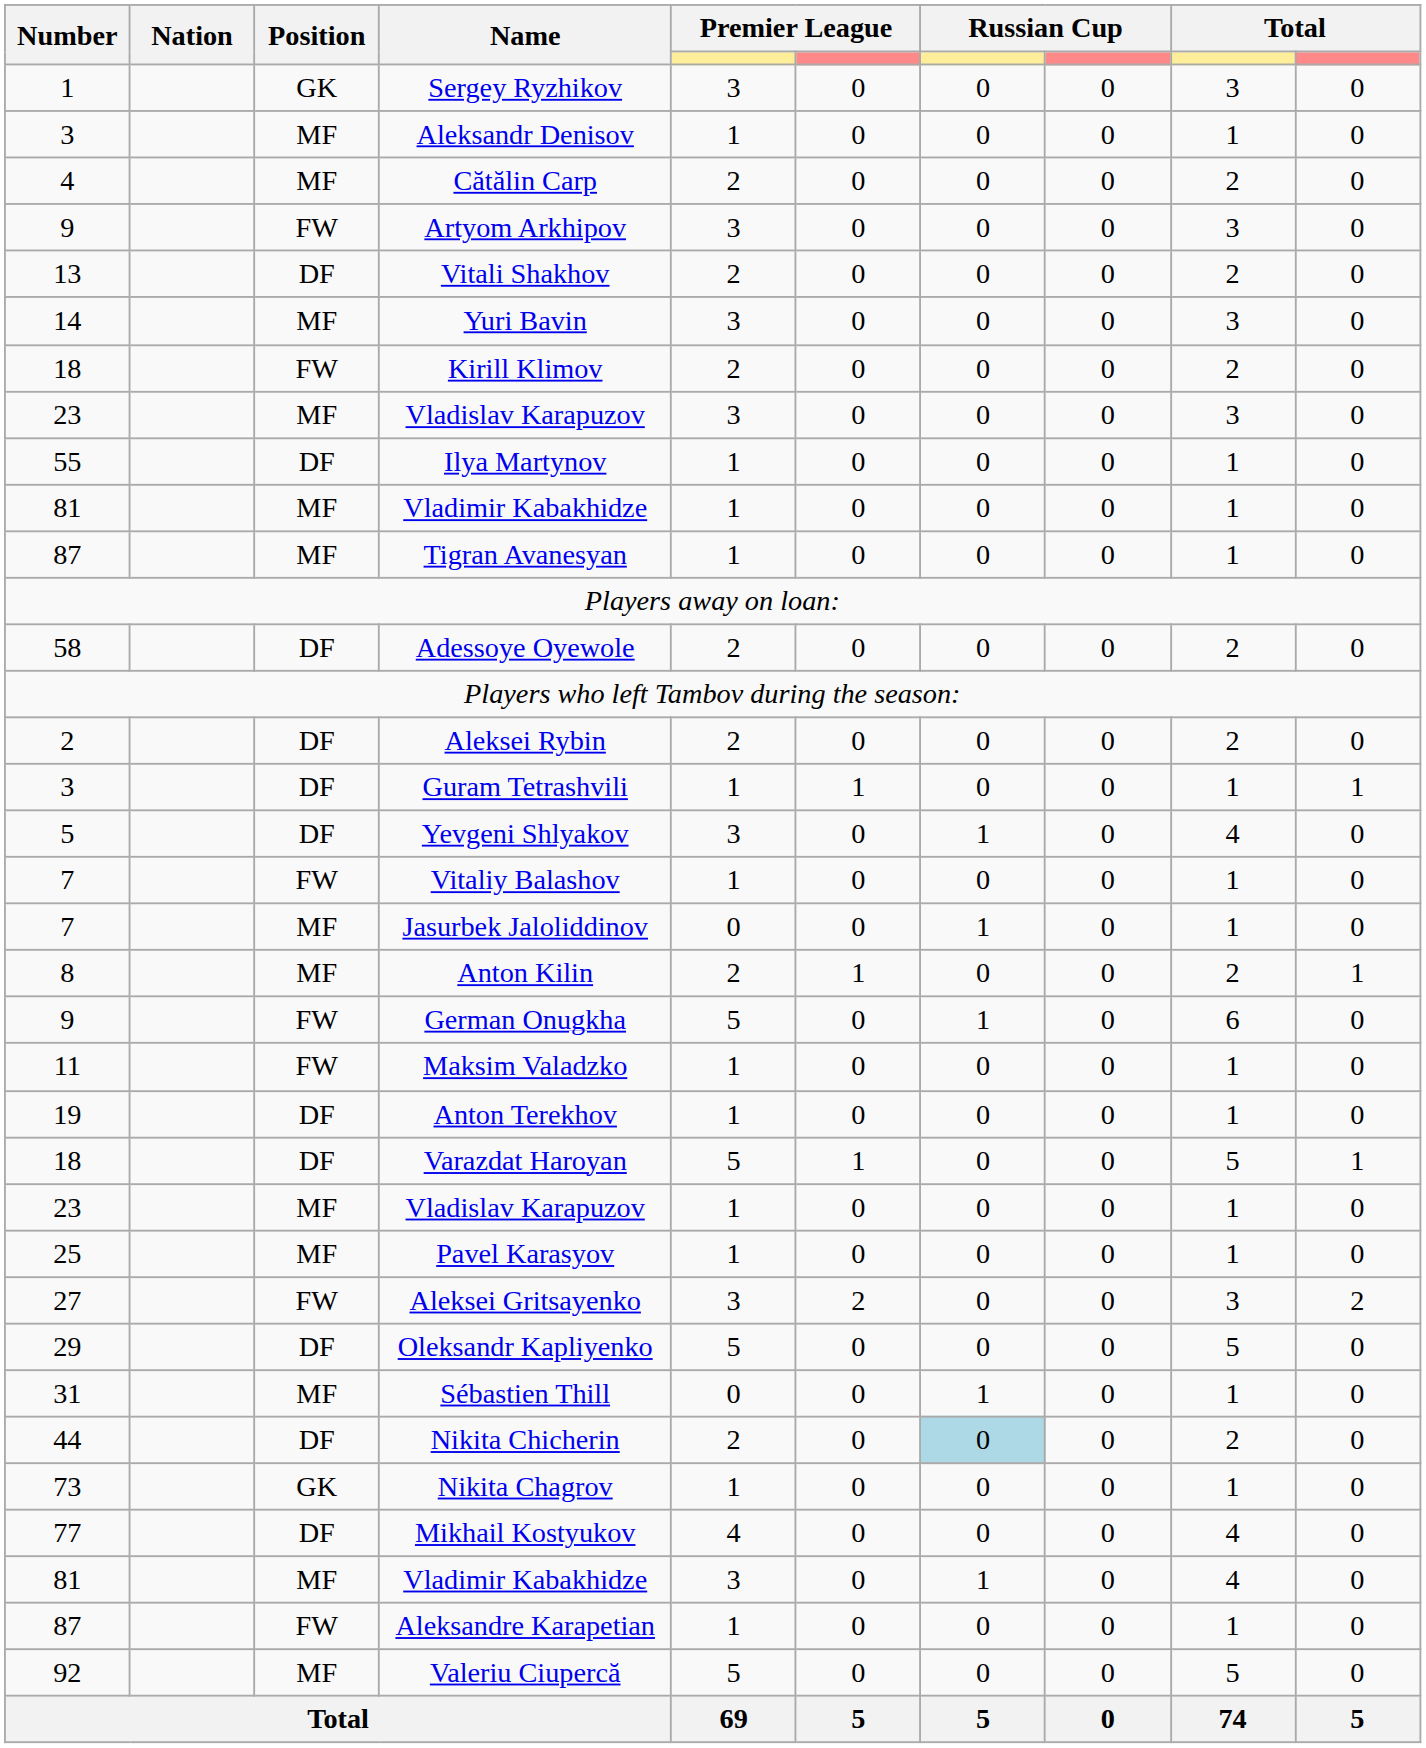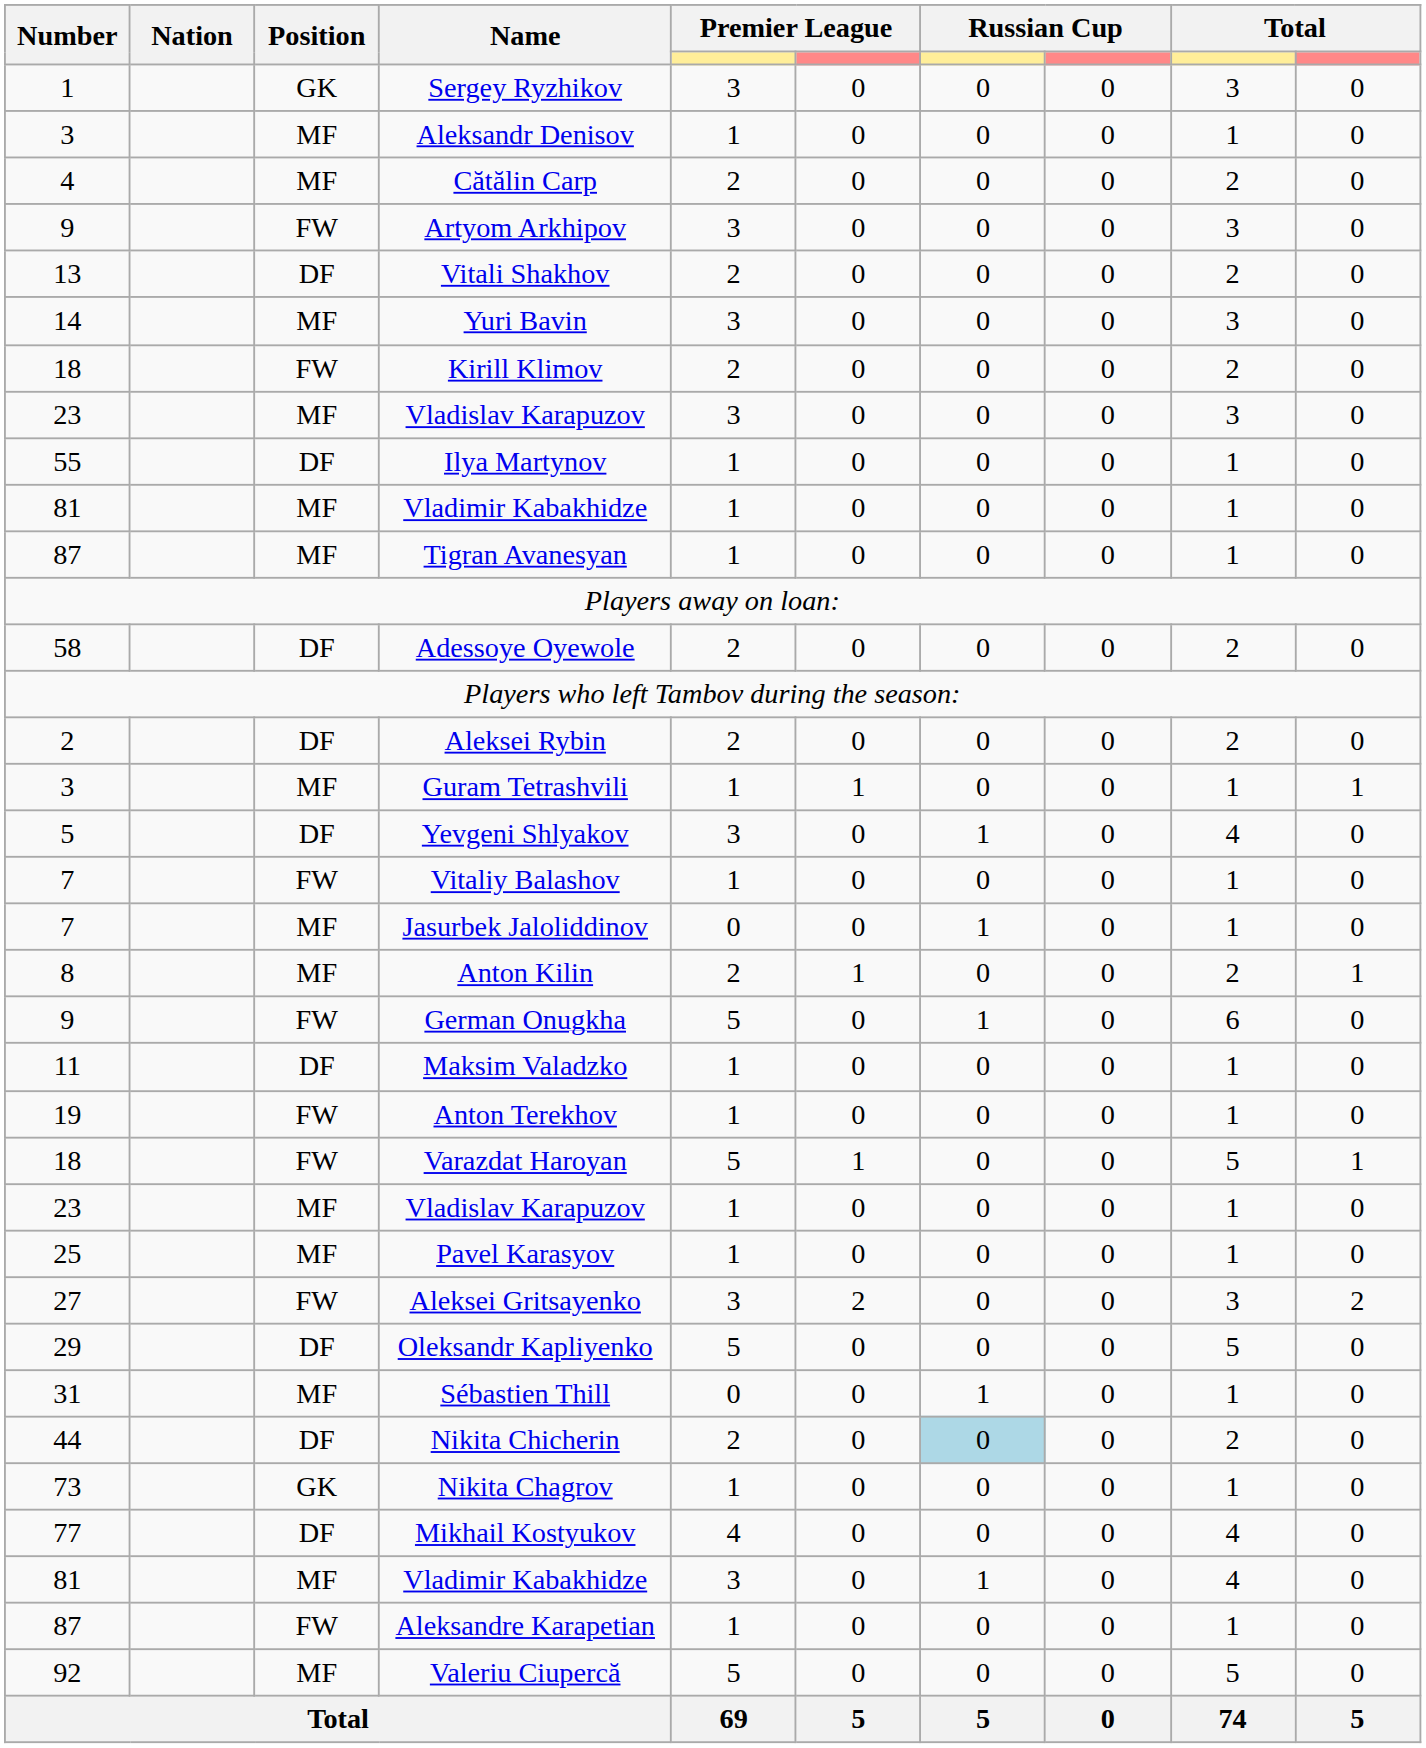(317, 786) DF -> (317, 786) MF
(317, 1066) FW -> (317, 1066) DF
(317, 1113) DF -> (317, 1113) FW
(317, 1159) DF -> (317, 1159) FW
